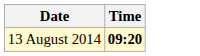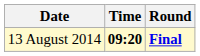+ column: (170, 16)
